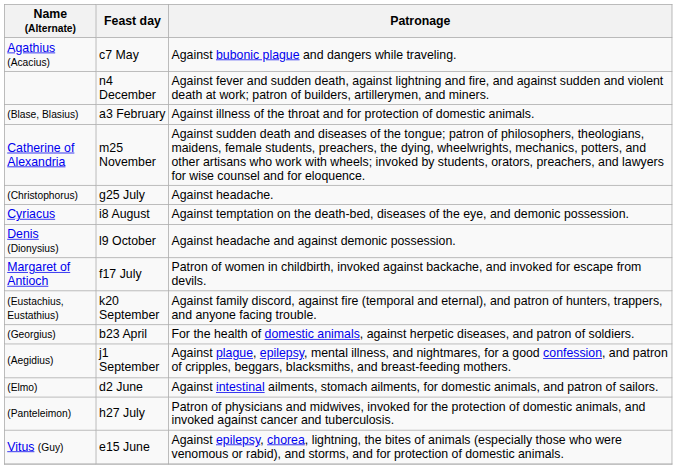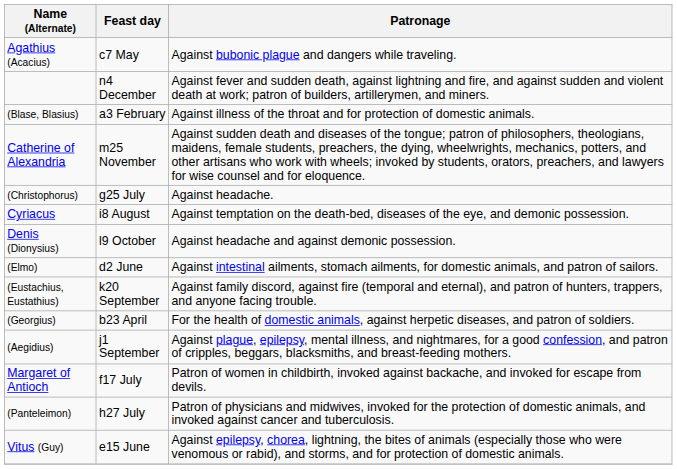rows swapped: (22, 387) <-> (39, 274)
